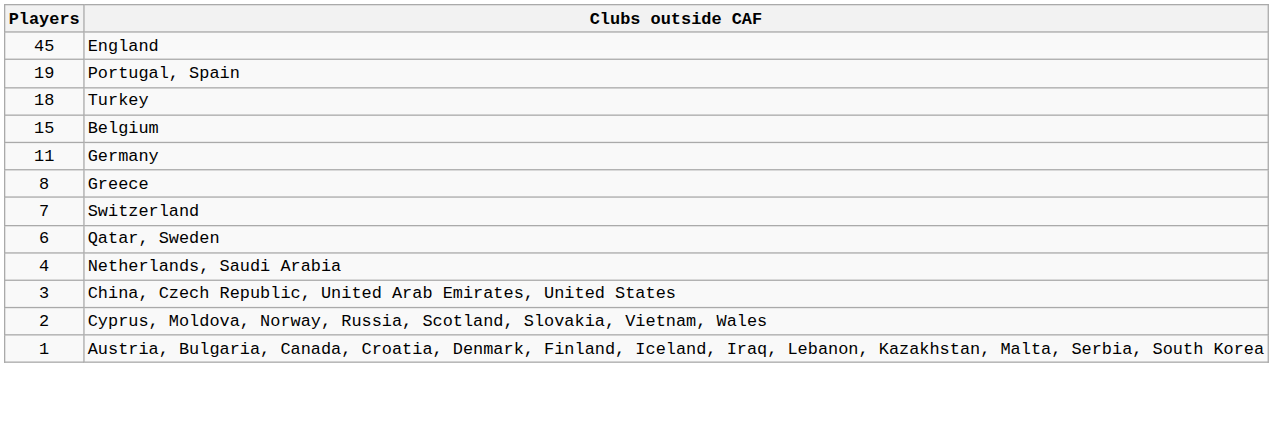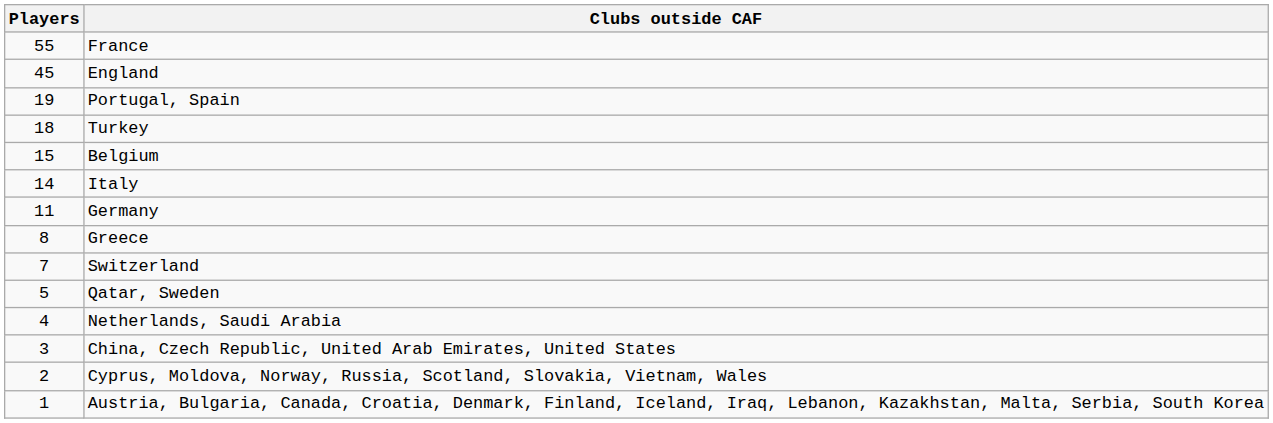+ row: (118, 46)
+ row: (113, 184)
(44, 239) 6 -> (44, 294) 5
